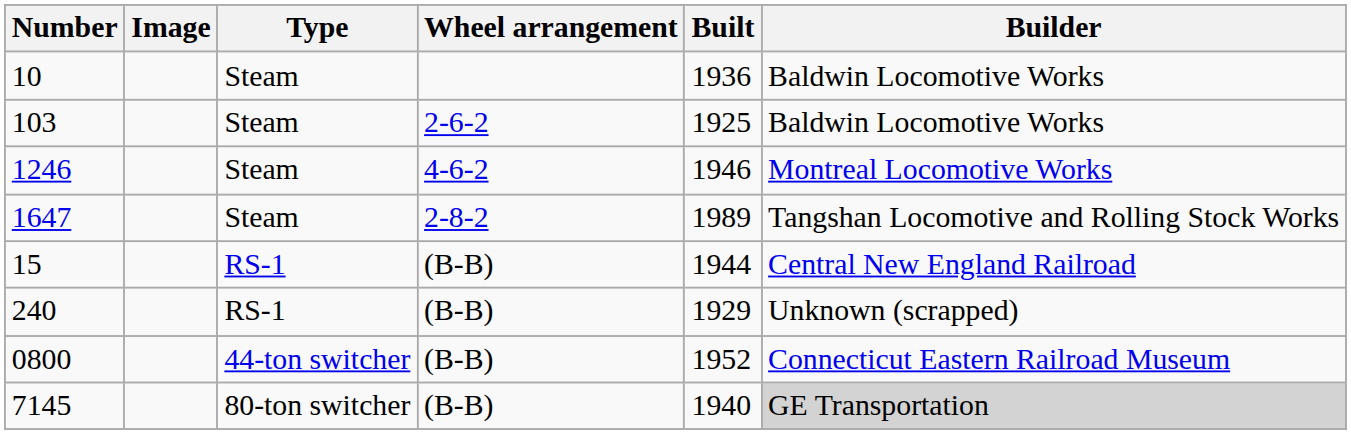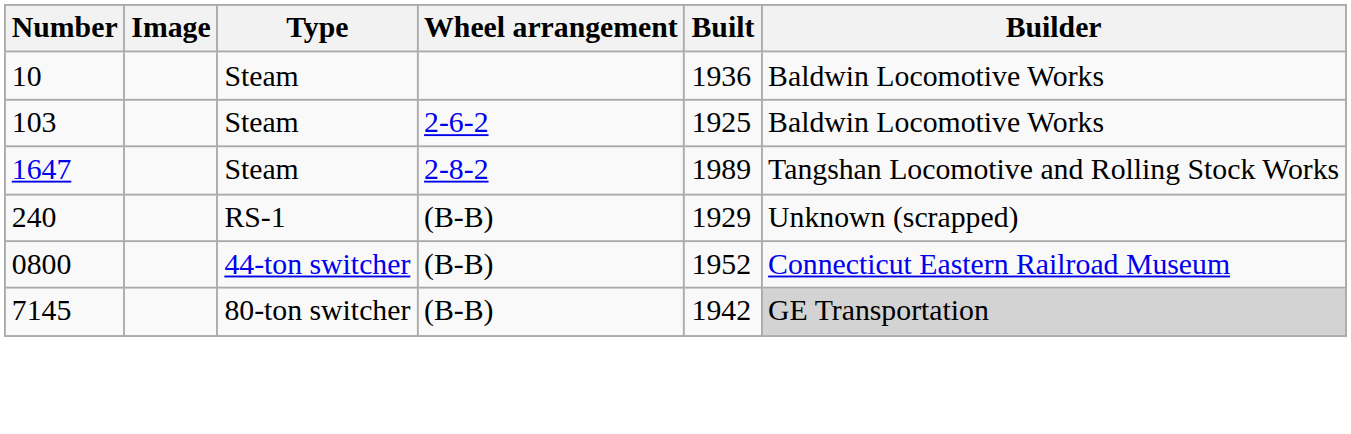- row: (42, 169)
- row: (27, 264)
(721, 405) 1940 -> (721, 311) 1942
